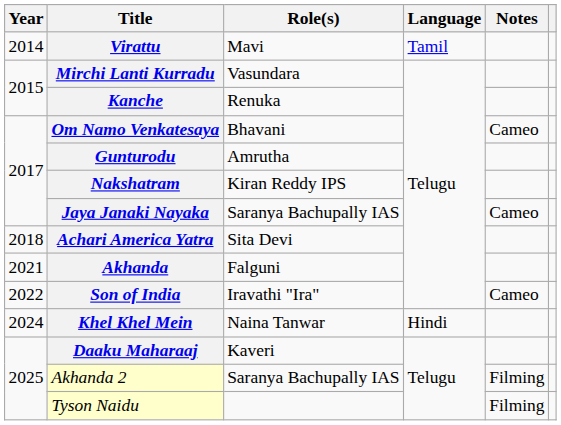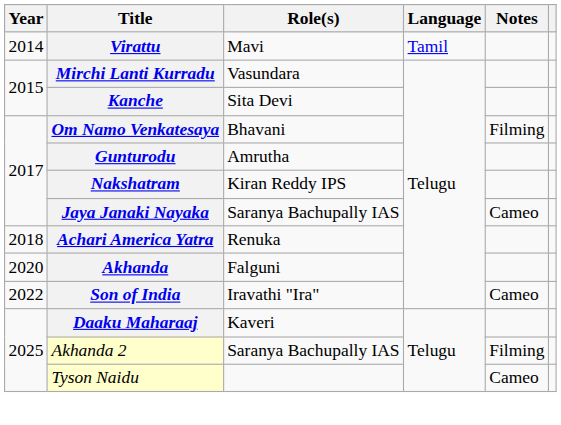(254, 101) Renuka -> (260, 101) Sita Devi
(514, 128) Cameo -> (517, 128) Filming
(260, 239) Sita Devi -> (254, 239) Renuka
(26, 267) 2021 -> (26, 267) 2020
- row: (135, 322)
(517, 405) Filming -> (514, 377) Cameo
